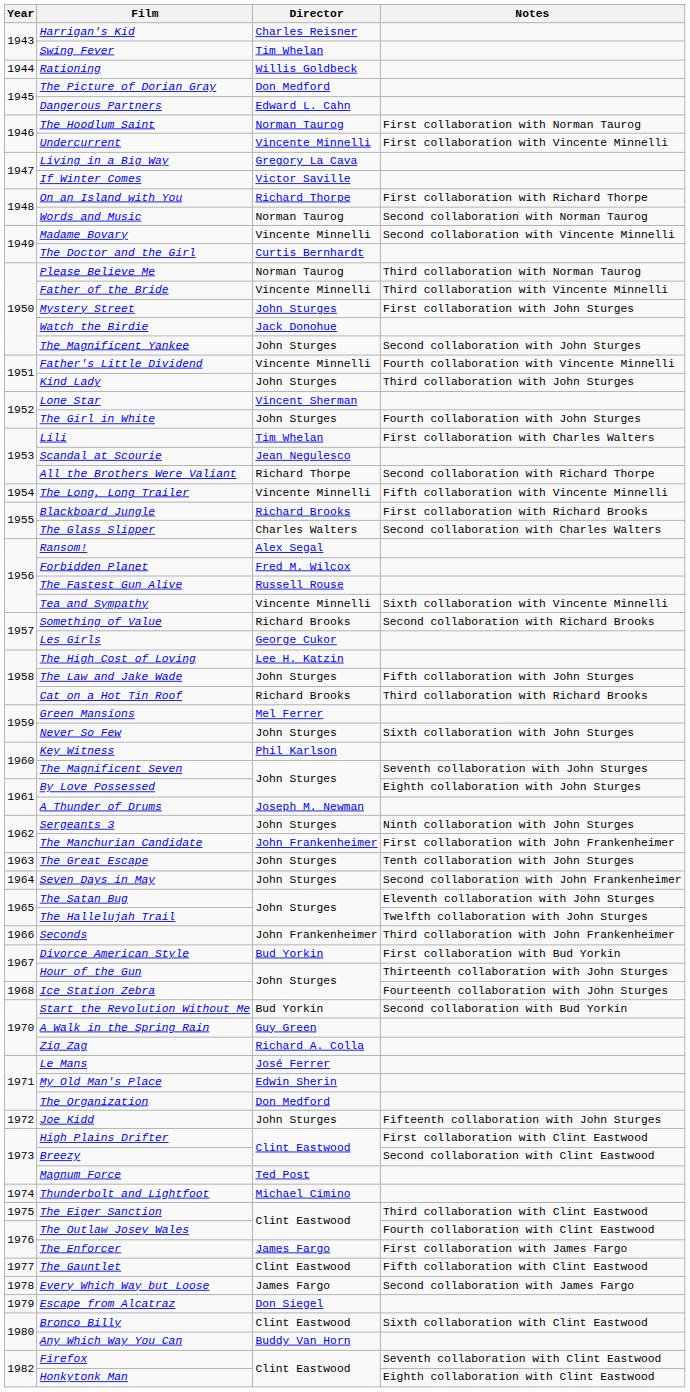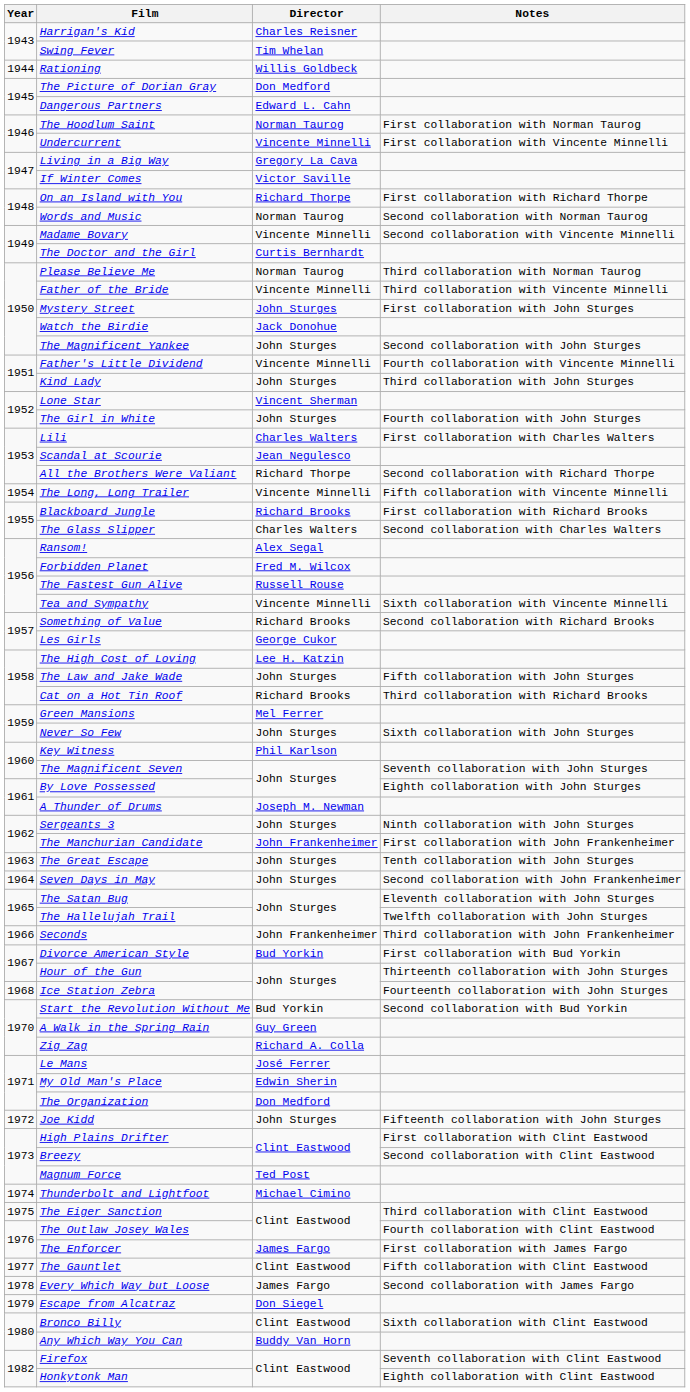(289, 438) Tim Whelan -> (306, 438) Charles Walters
